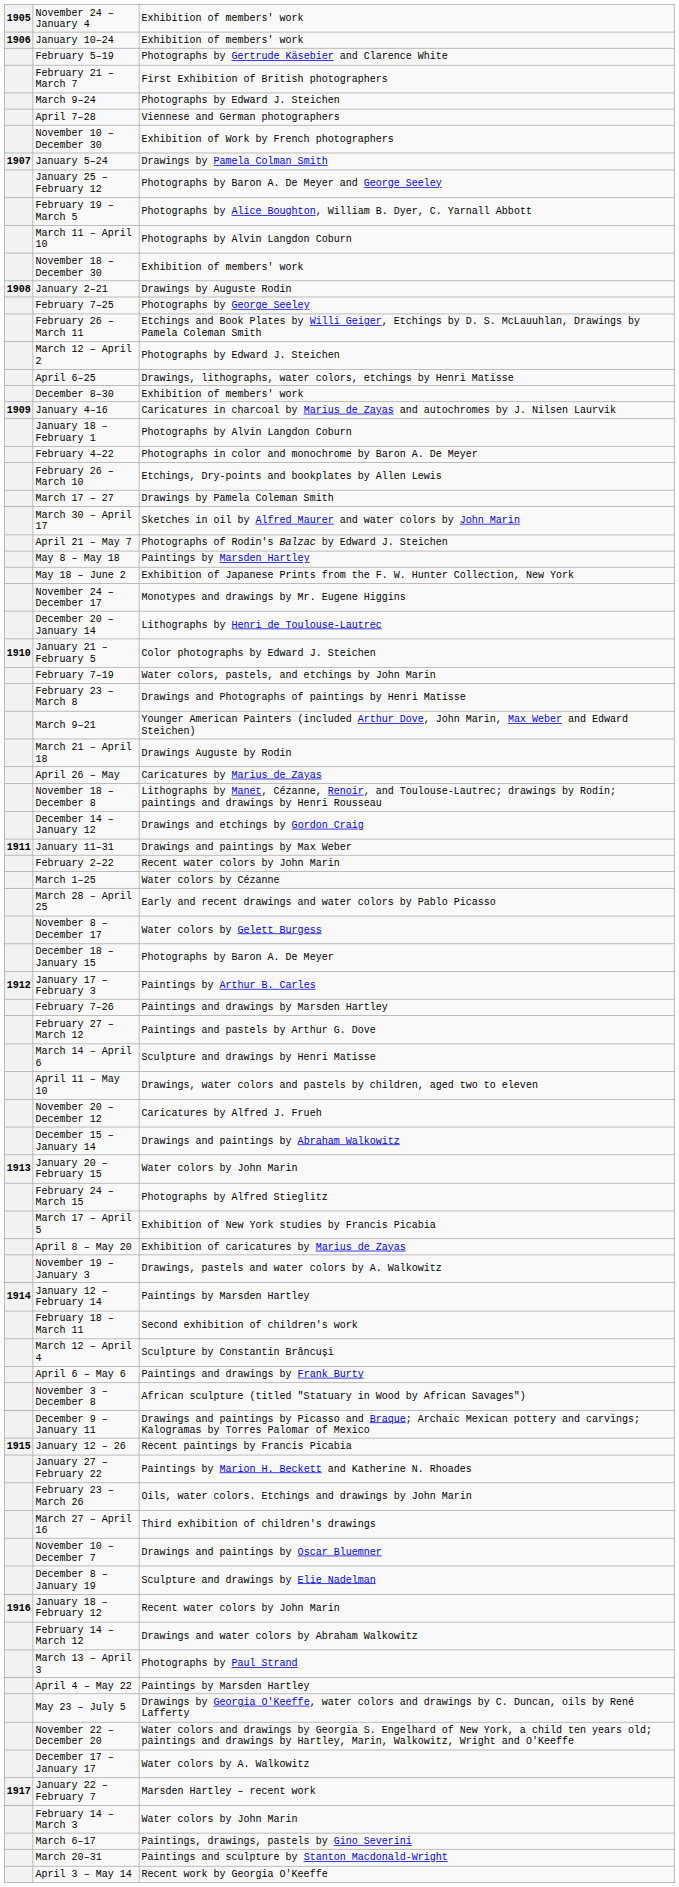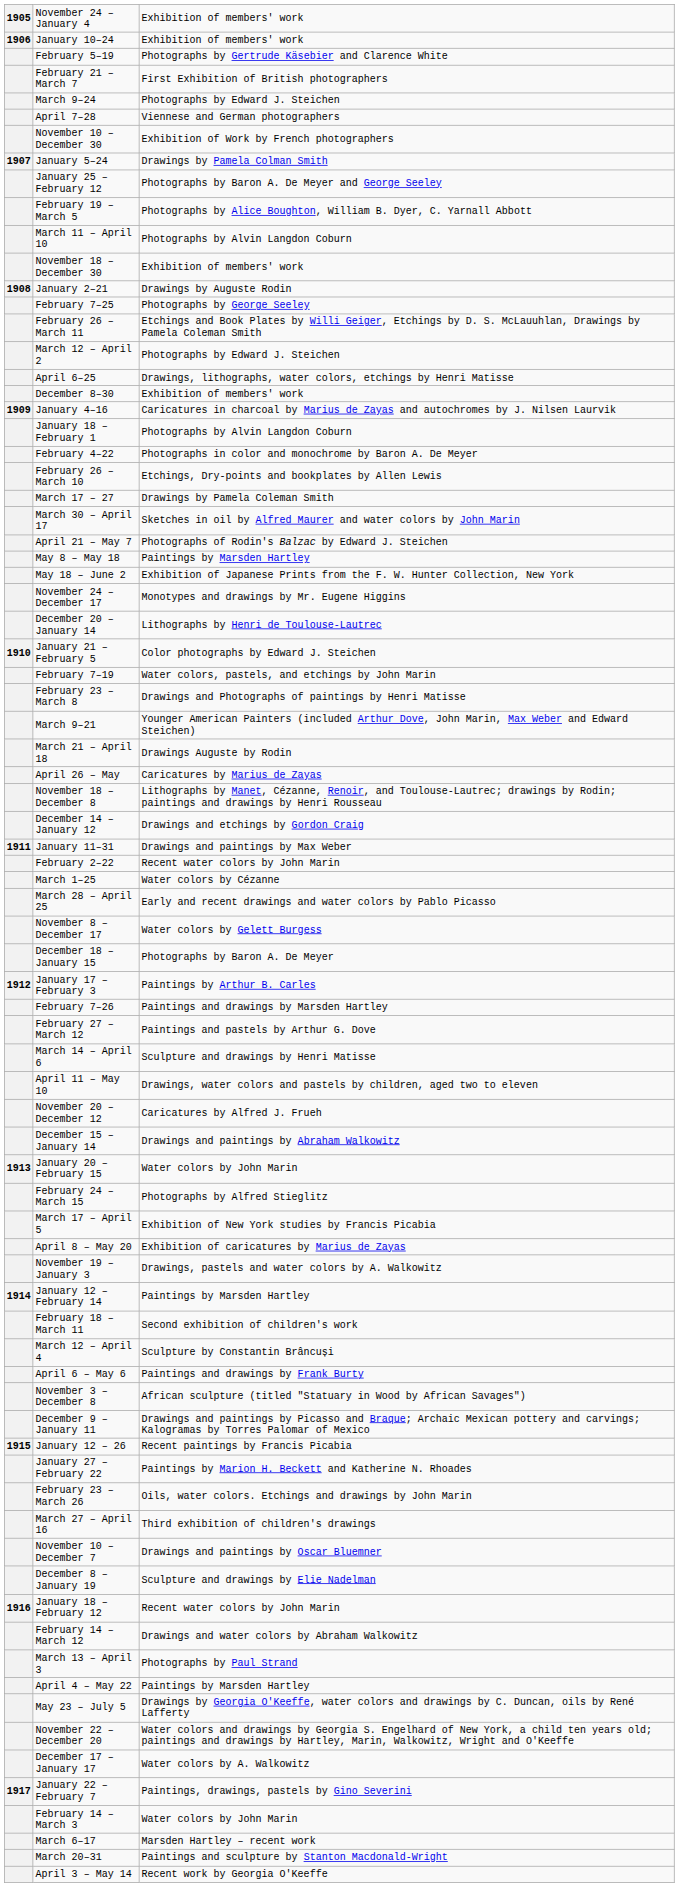(229, 1792) Marsden Hartley – recent work -> (277, 1792) Paintings, drawings, pastels by Gino Severini
(277, 1841) Paintings, drawings, pastels by Gino Severini -> (229, 1841) Marsden Hartley – recent work
